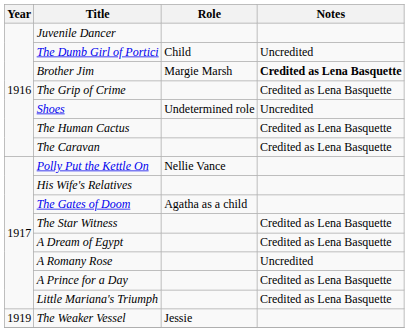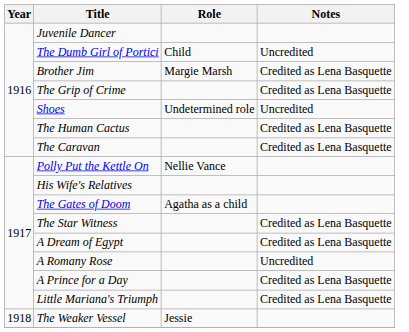(331, 71) bold -> (326, 71) normal
(19, 318) 1919 -> (19, 318) 1918
